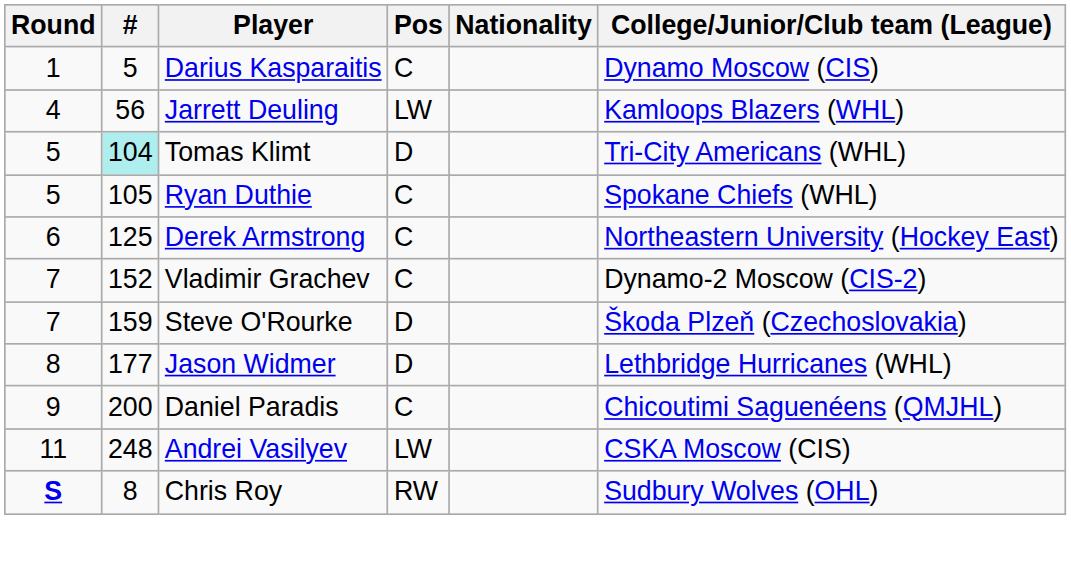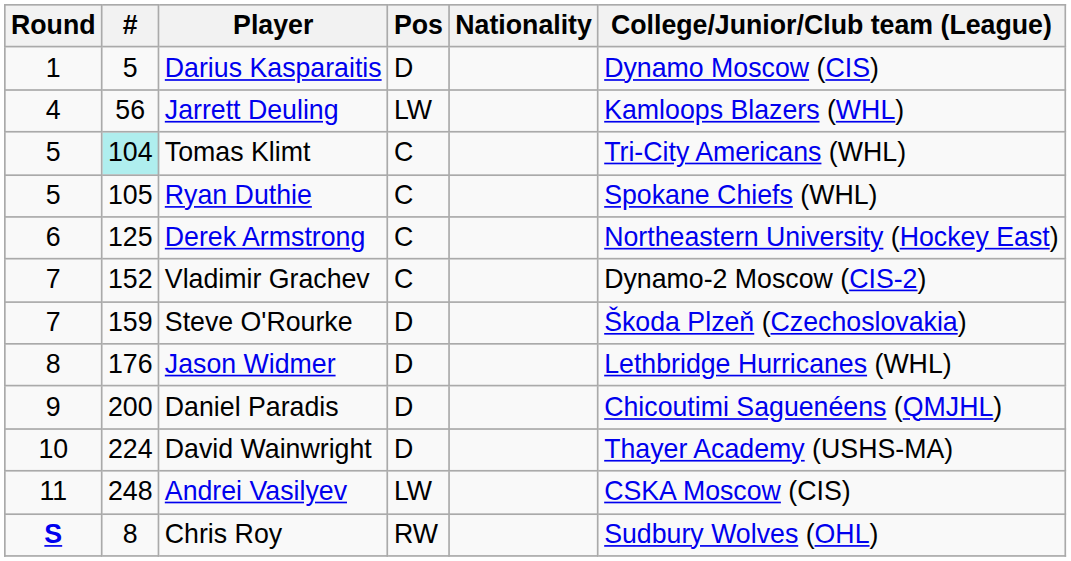(404, 68) C -> (404, 68) D
(404, 152) D -> (404, 152) C
(130, 364) 177 -> (130, 364) 176
(404, 407) C -> (404, 407) D
+ row: (268, 449)
